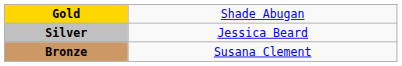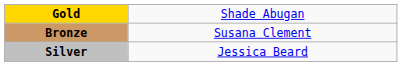rows swapped: (66, 33) <-> (66, 52)
